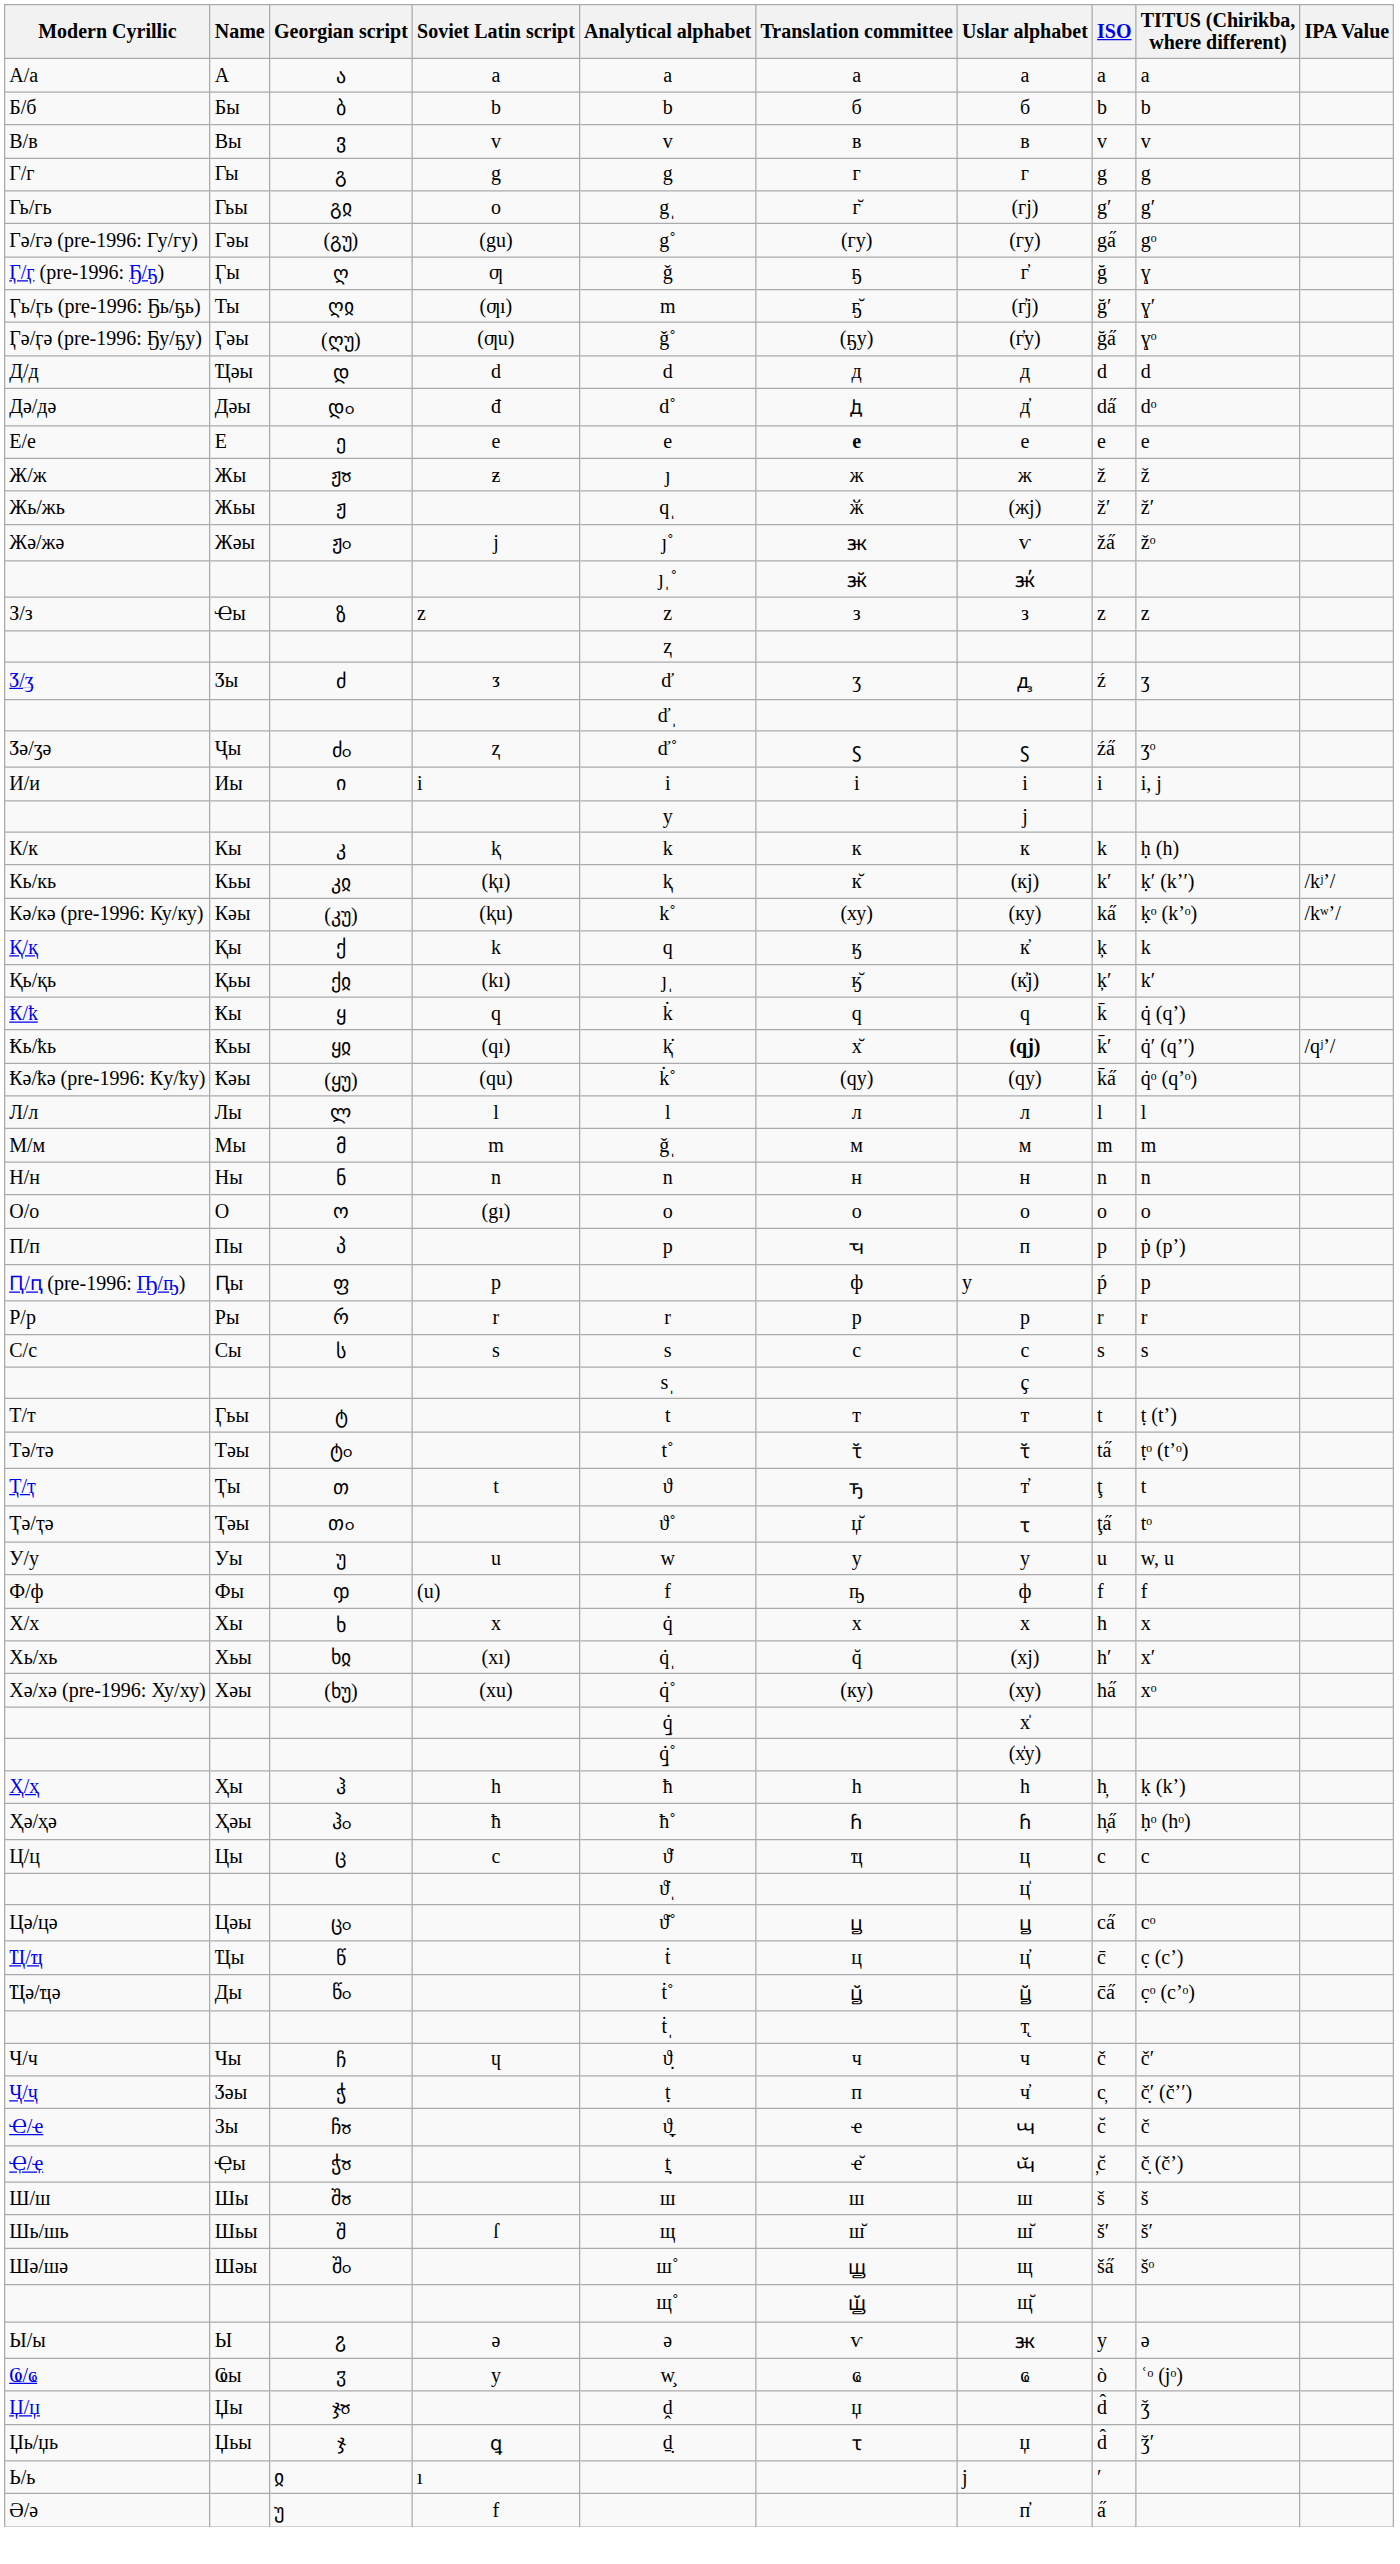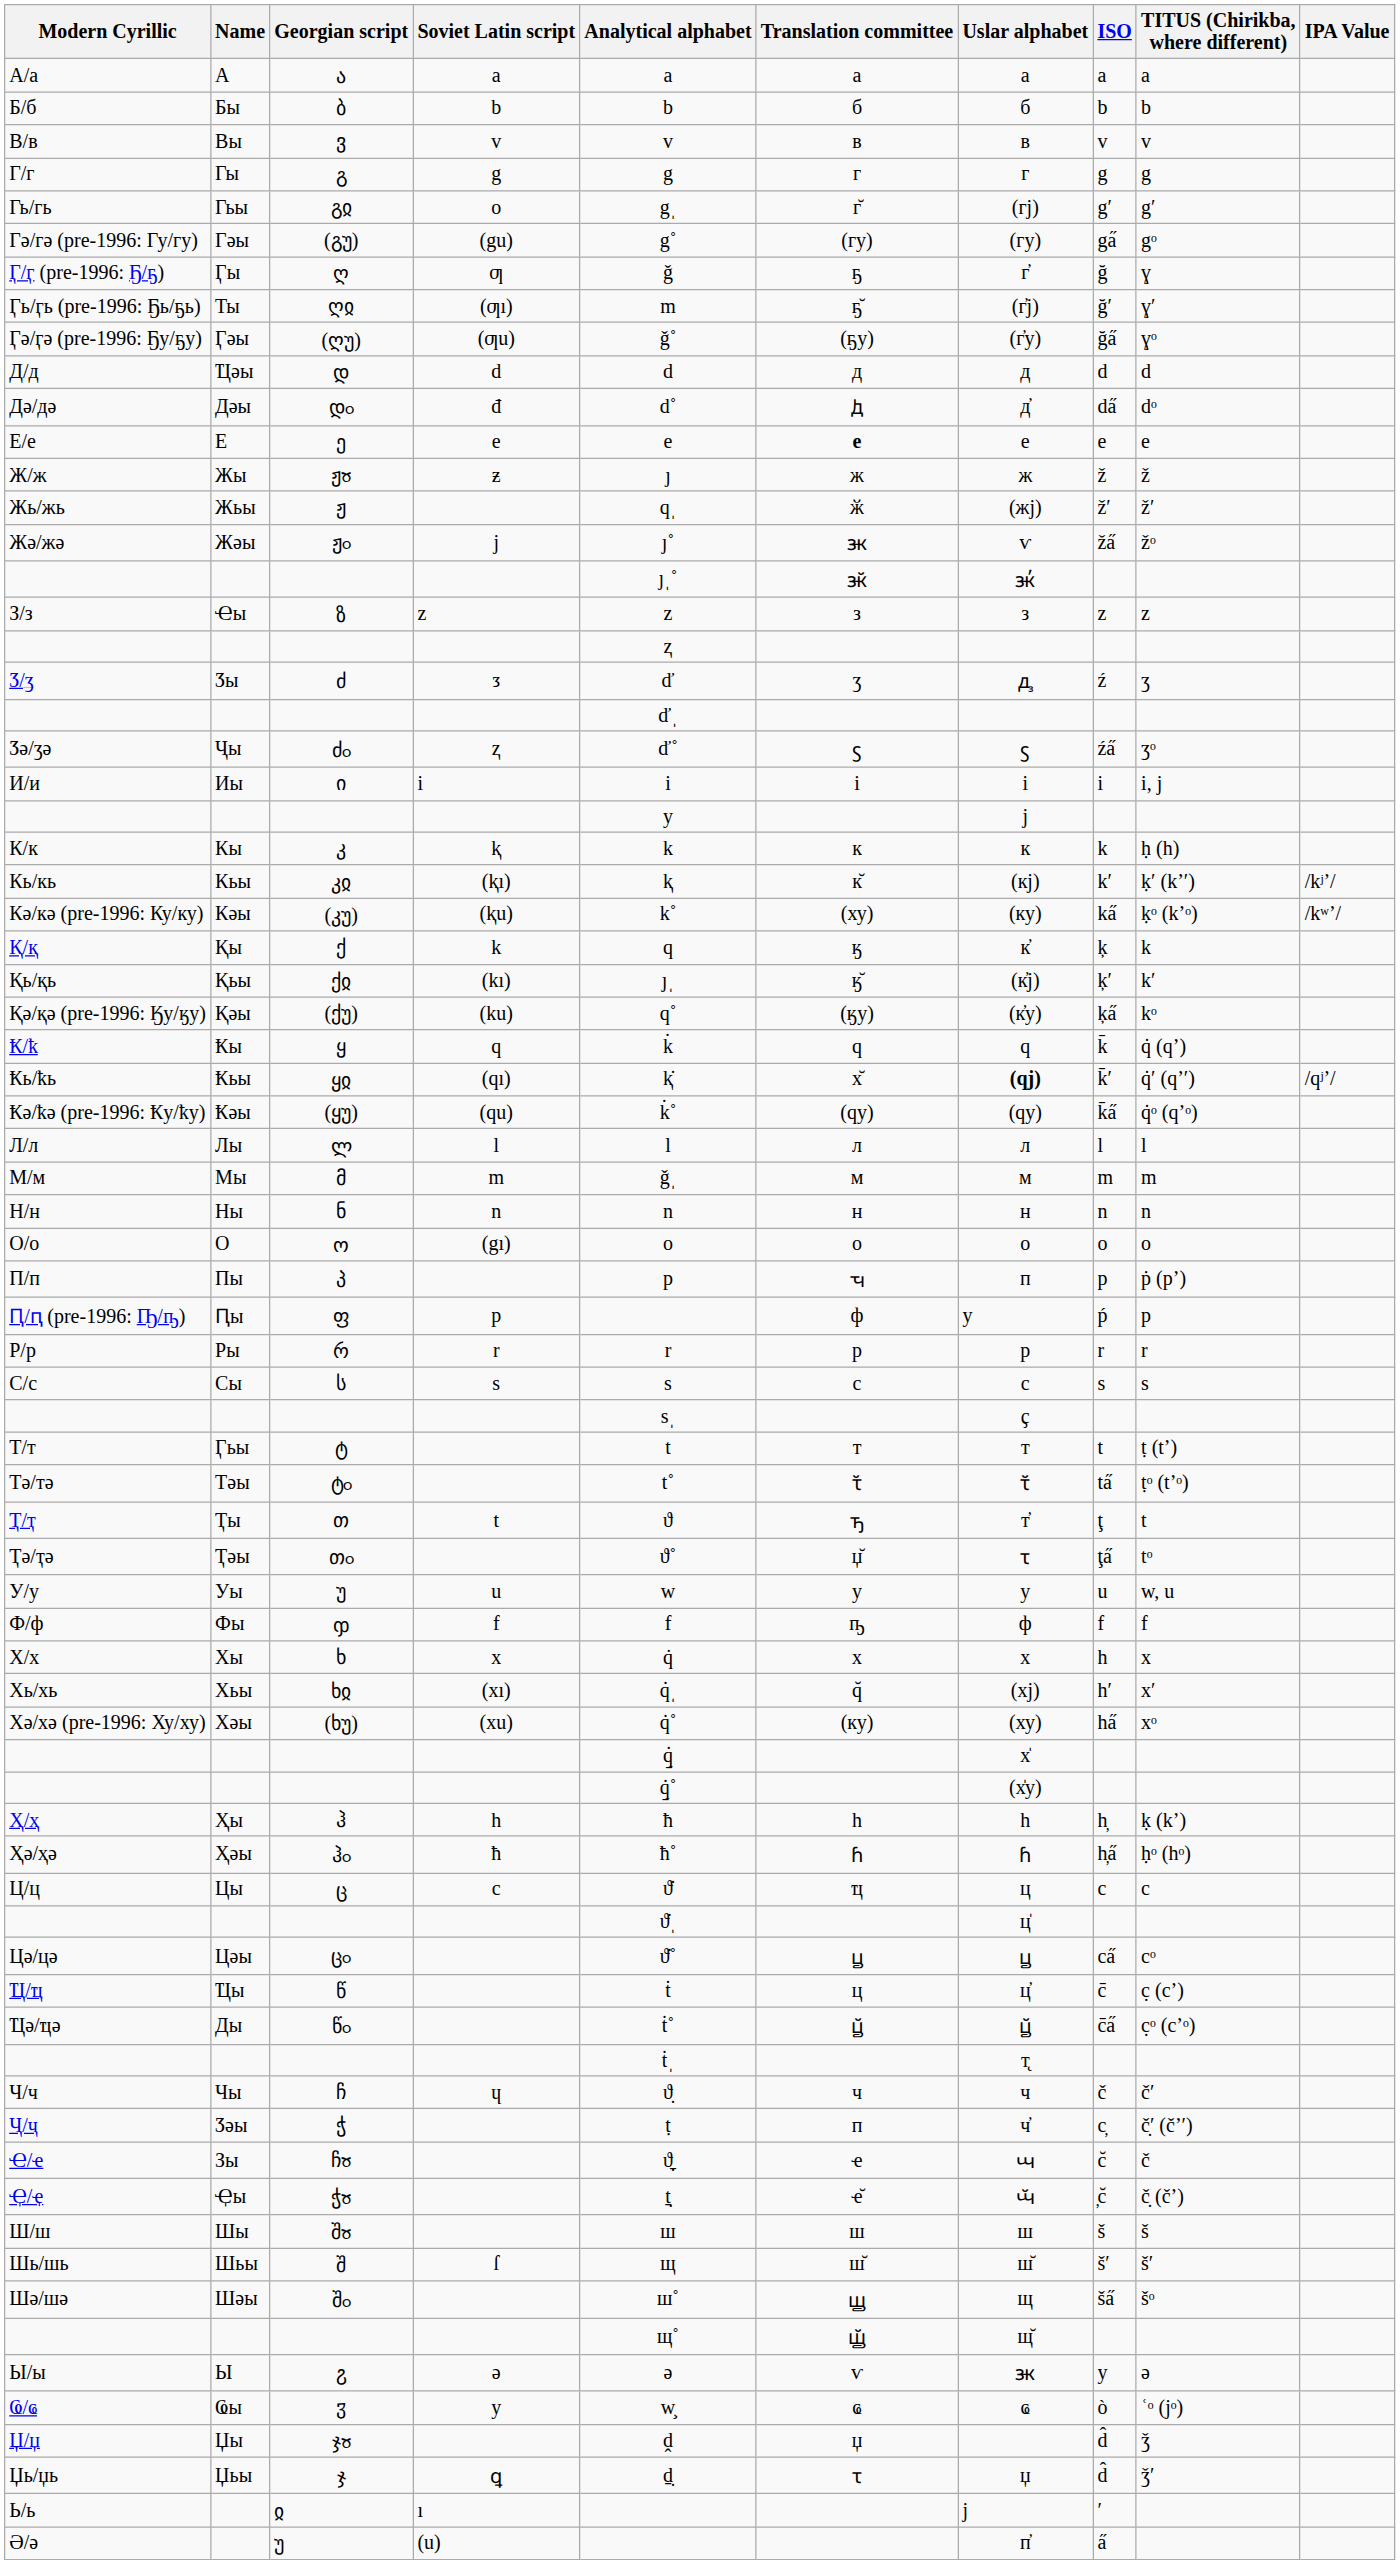+ row: (108, 1013)
(429, 1591) (u) -> (496, 1624) f
(496, 2510) f -> (429, 2543) (u)
